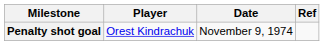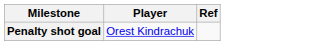- column: (246, 13)
